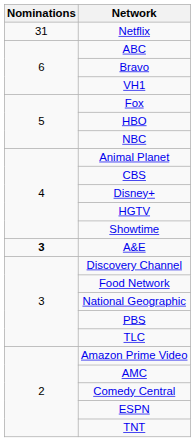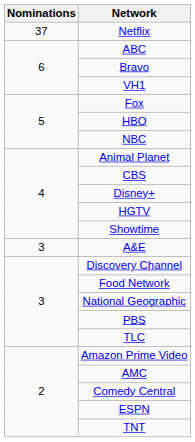(41, 31) 31 -> (41, 31) 37
(41, 247) bold -> (41, 247) normal
